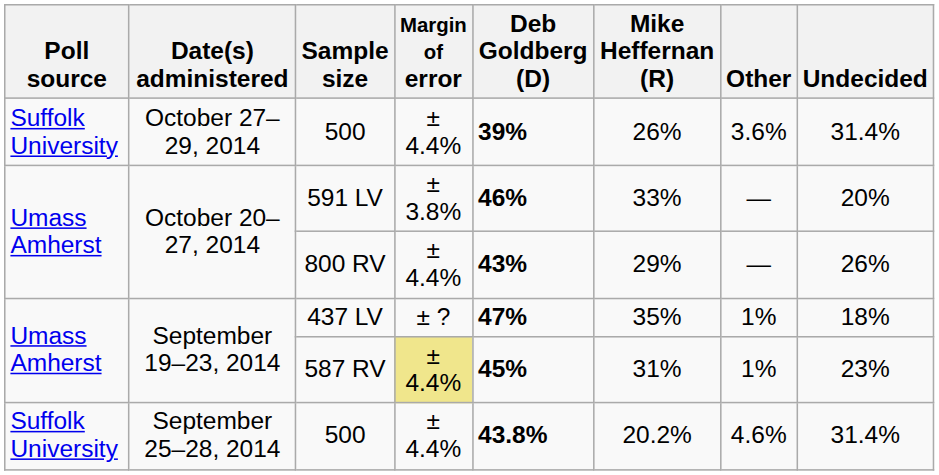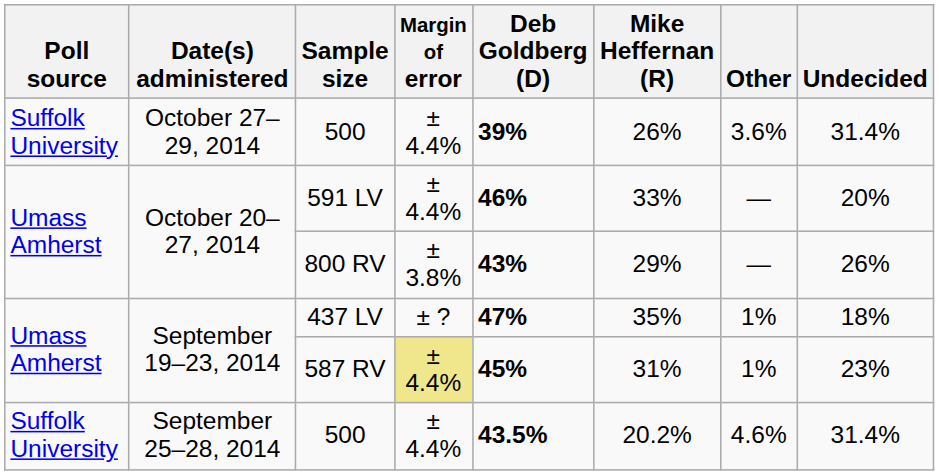(433, 197) ± 3.8% -> (433, 197) ± 4.4%
(433, 264) ± 4.4% -> (433, 264) ± 3.8%
(513, 435) 43.8% -> (513, 435) 43.5%
